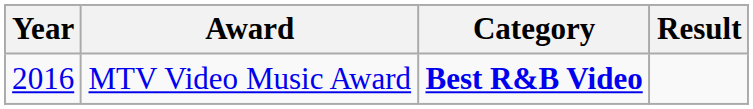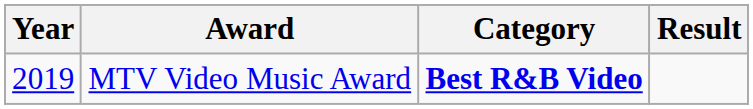(43, 78) 2016 -> (43, 78) 2019
